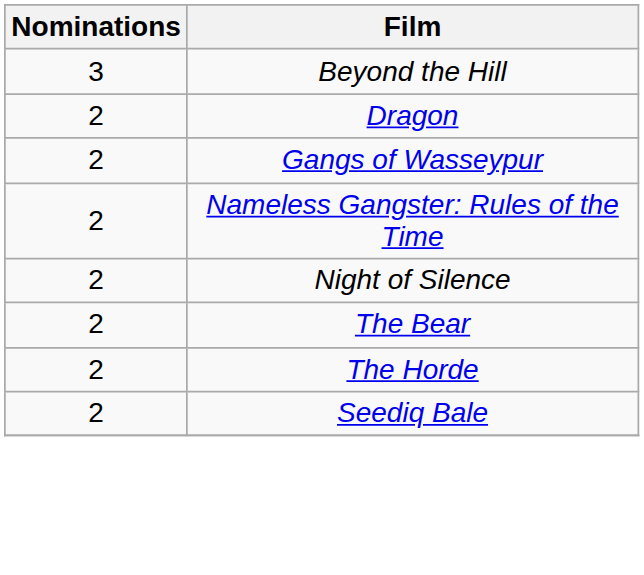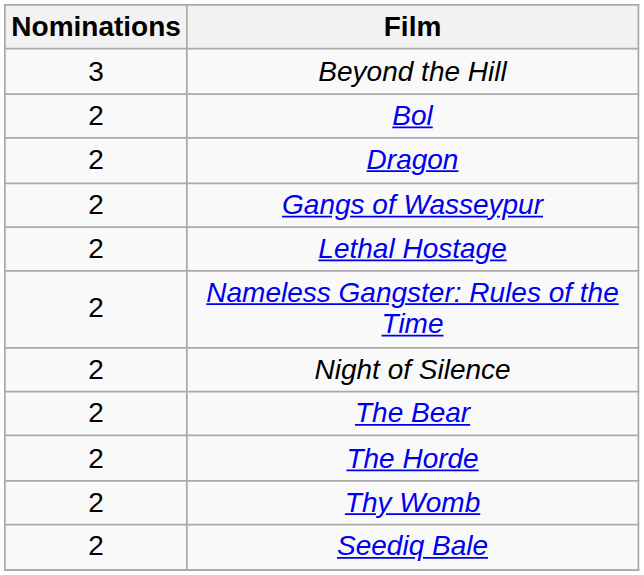+ row: (413, 115)
+ row: (413, 248)
+ row: (413, 502)
